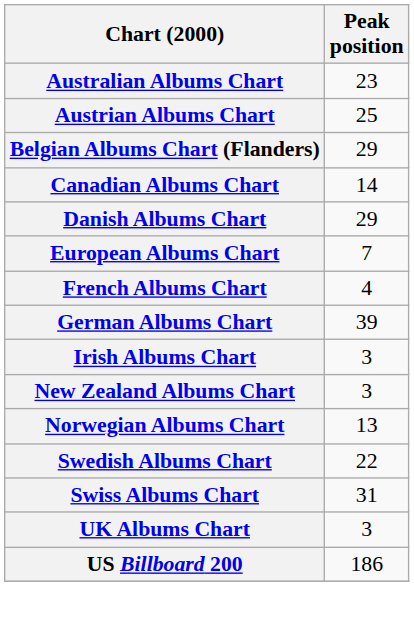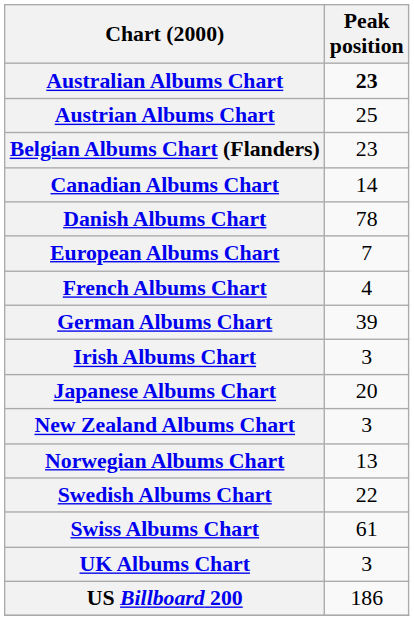(367, 80) normal -> (367, 80) bold
(367, 149) 29 -> (367, 149) 23
(367, 218) 29 -> (367, 218) 78
+ row: (165, 391)
(367, 494) 31 -> (367, 529) 61
